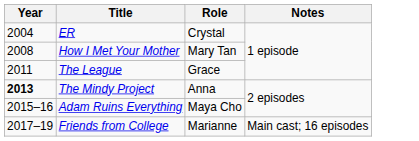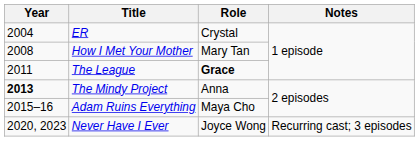(204, 70) normal -> (218, 70) bold
- row: (114, 126)
+ row: (120, 126)
